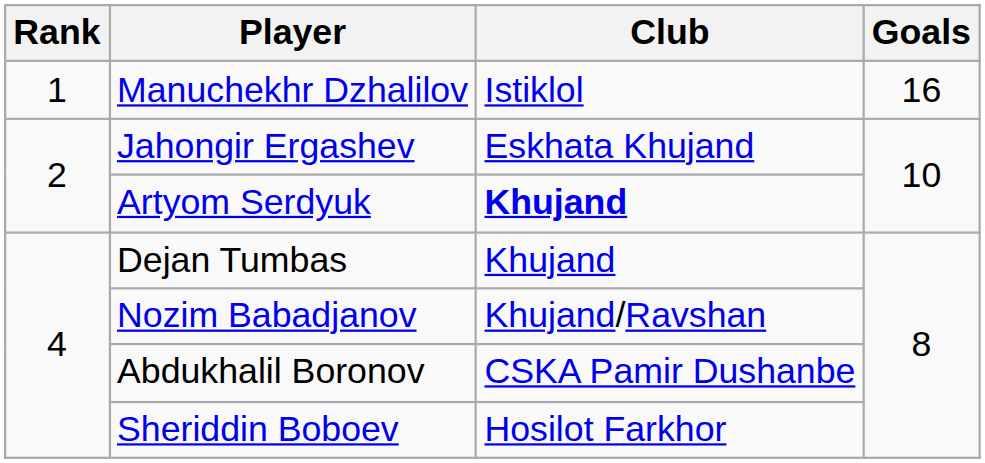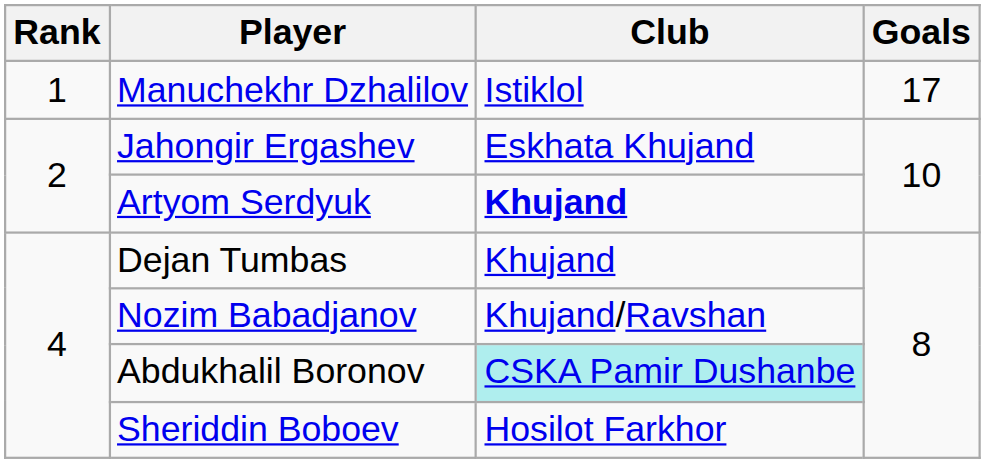(921, 89) 16 -> (921, 89) 17
(670, 372) no background -> (670, 372) paleturquoise background
